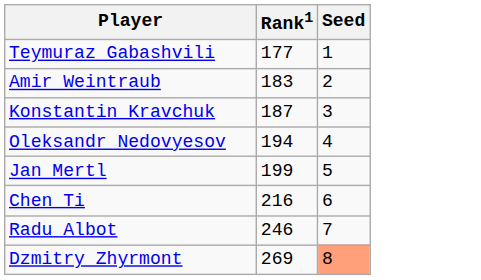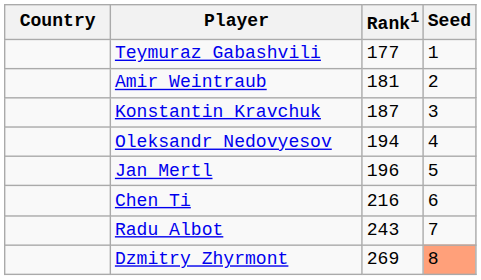+ column: (58, 22)
(277, 83) 183 -> (383, 83) 181
(277, 171) 199 -> (383, 171) 196
(277, 230) 246 -> (383, 230) 243
